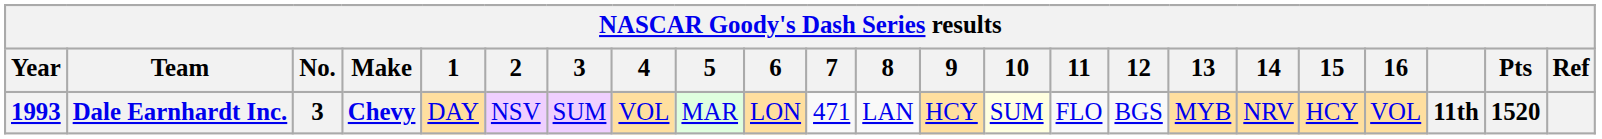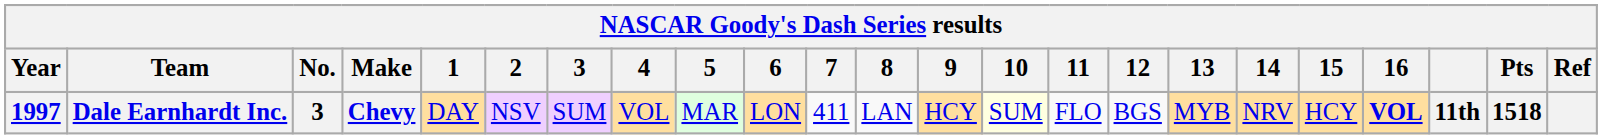(36, 112) 1993 -> (36, 112) 1997
(832, 112) 471 -> (831, 112) 411
(1396, 112) normal -> (1396, 112) bold
(1516, 112) 1520 -> (1517, 112) 1518
